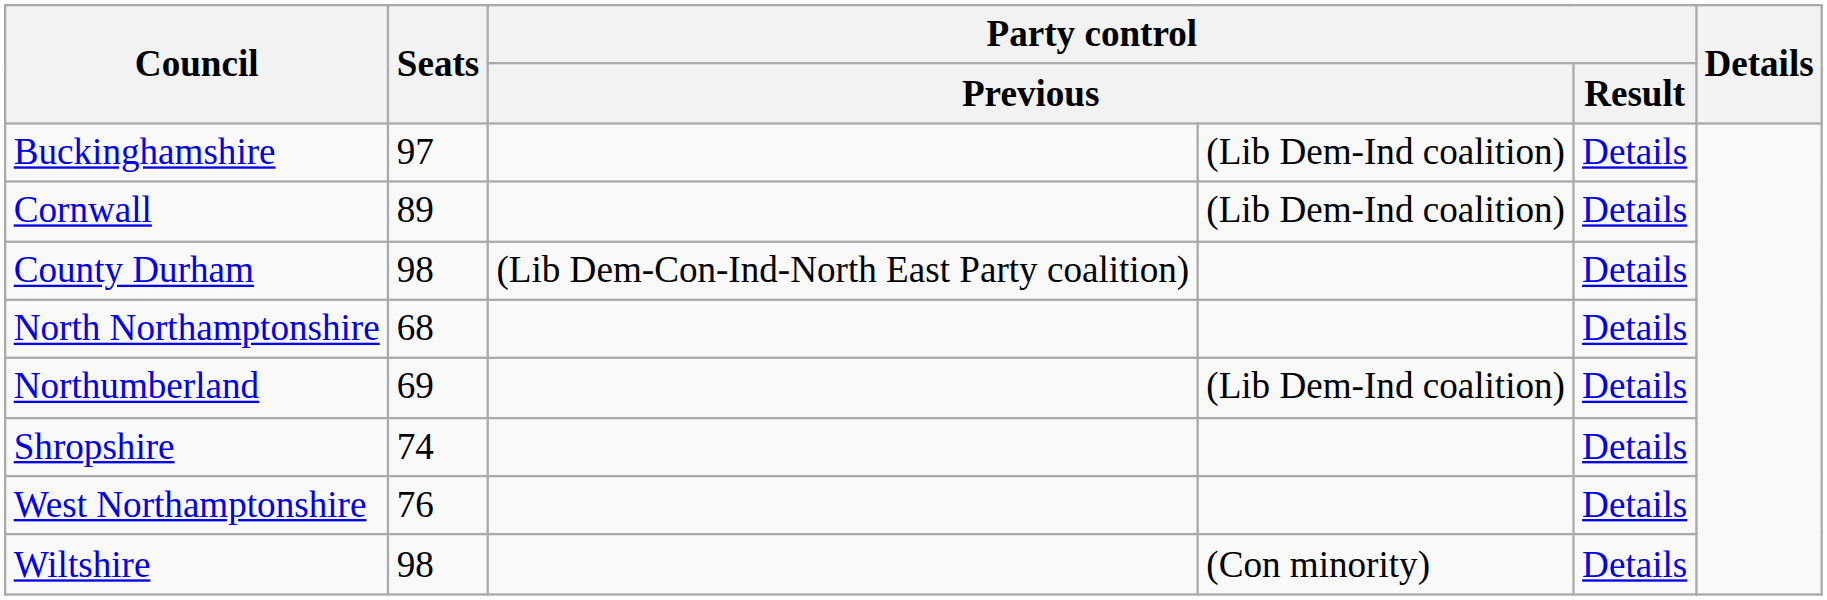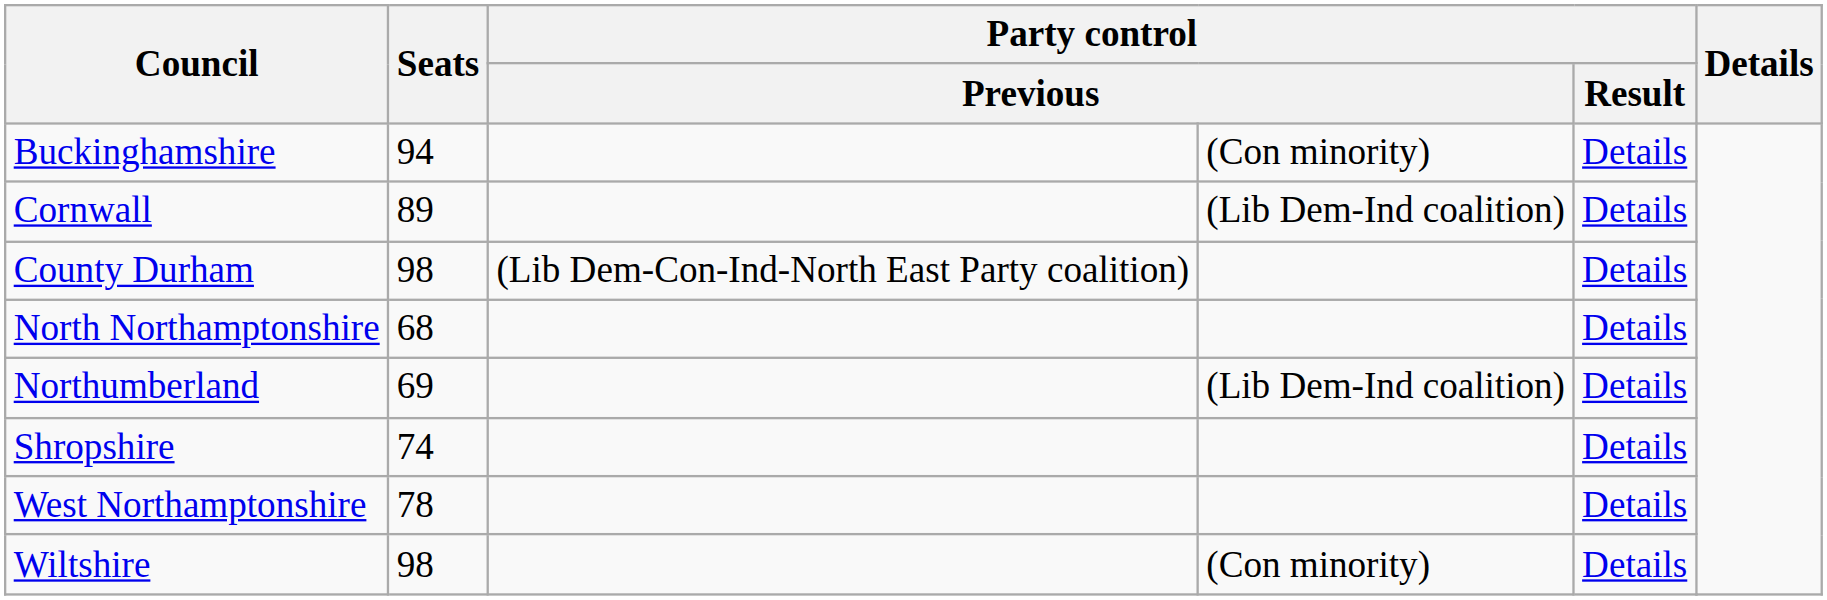(415, 151) 97 -> (415, 151) 94
(1386, 151) (Lib Dem-Ind coalition) -> (1318, 151) (Con minority)
(415, 504) 76 -> (415, 504) 78
